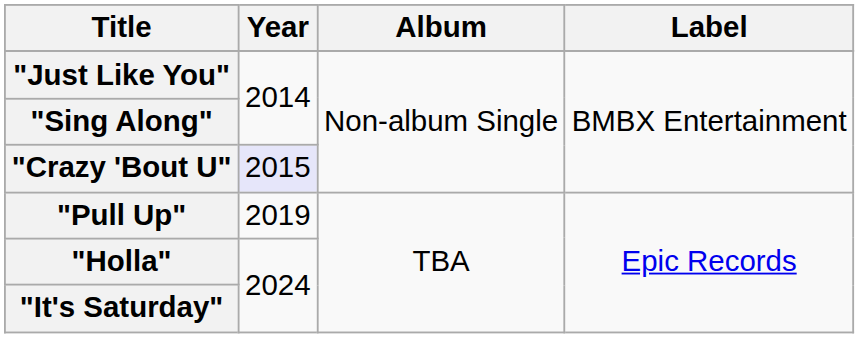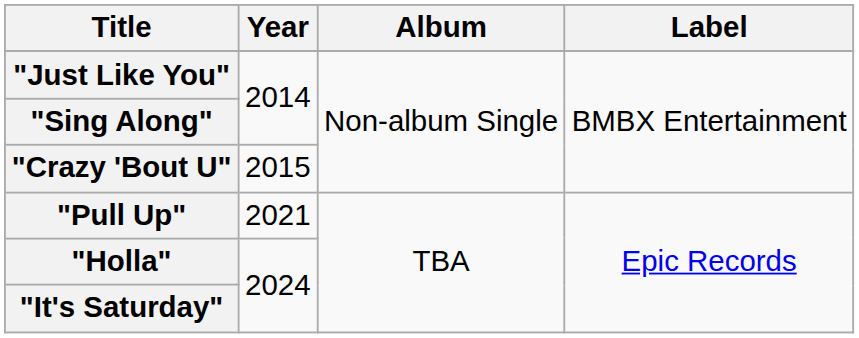(278, 167) lavender background -> (278, 167) no background
(278, 214) 2019 -> (278, 214) 2021
